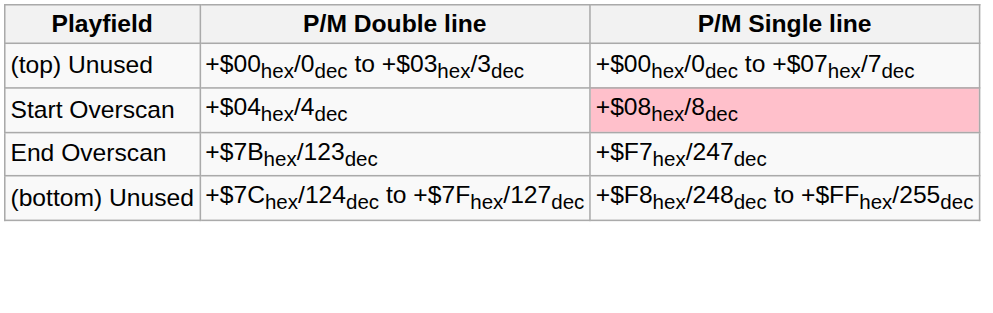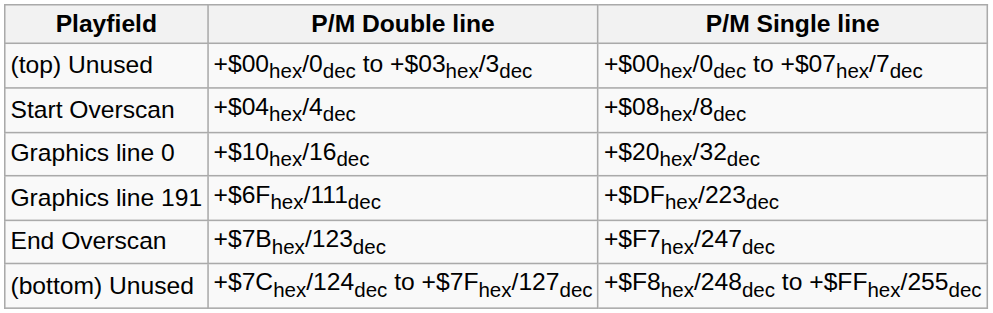(667, 110) pink background -> (675, 110) no background
+ row: (93, 153)
+ row: (106, 197)
